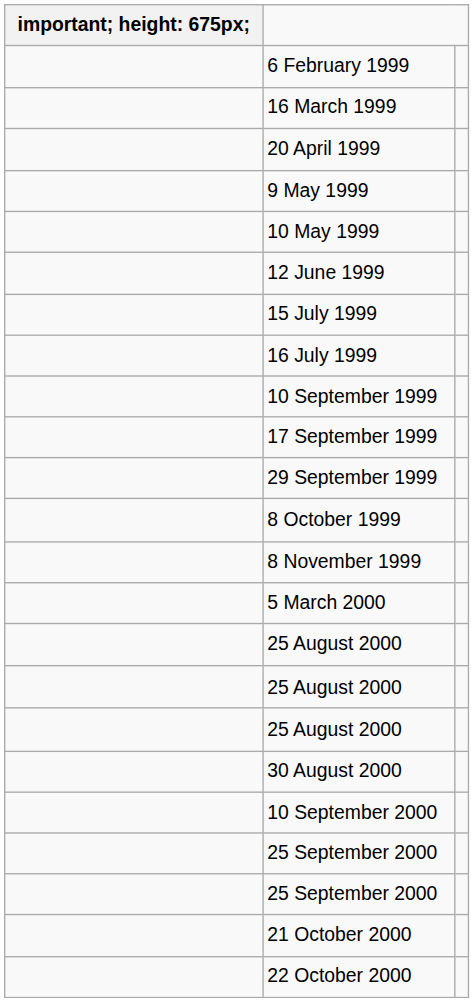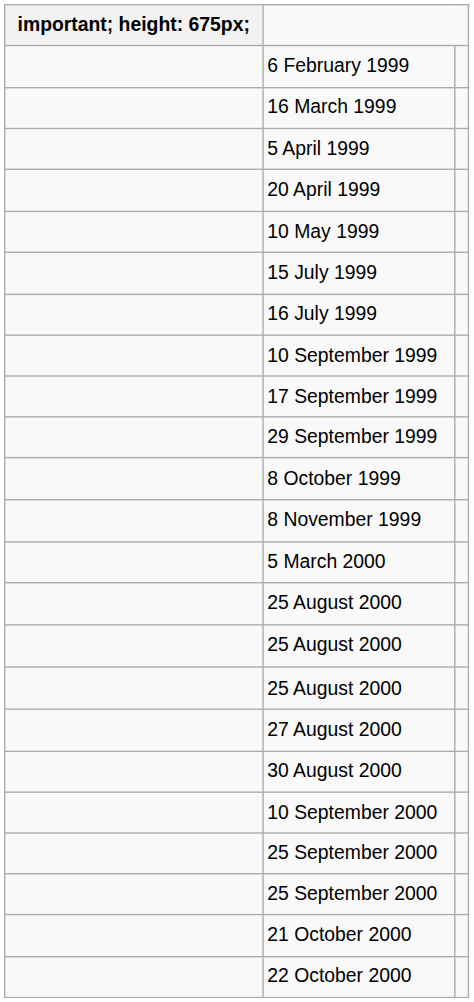+ row: (134, 149)
- row: (134, 191)
- row: (134, 273)
+ row: (134, 730)
